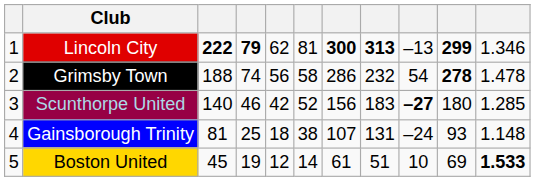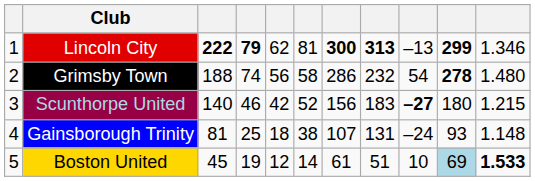(503, 76) 1.478 -> (503, 76) 1.480
(503, 104) 1.285 -> (503, 104) 1.215
(457, 162) no background -> (457, 162) lightblue background
